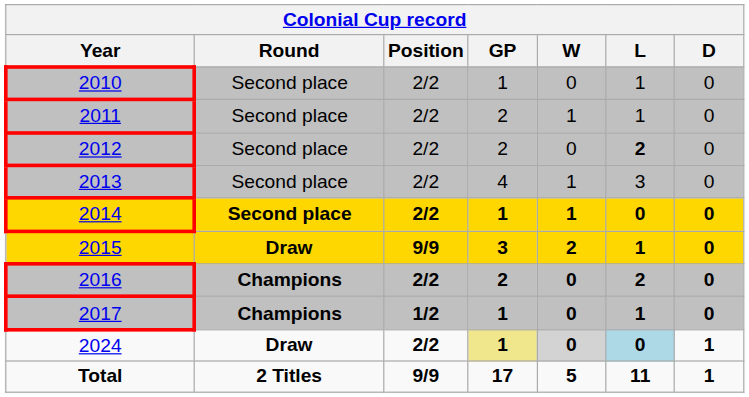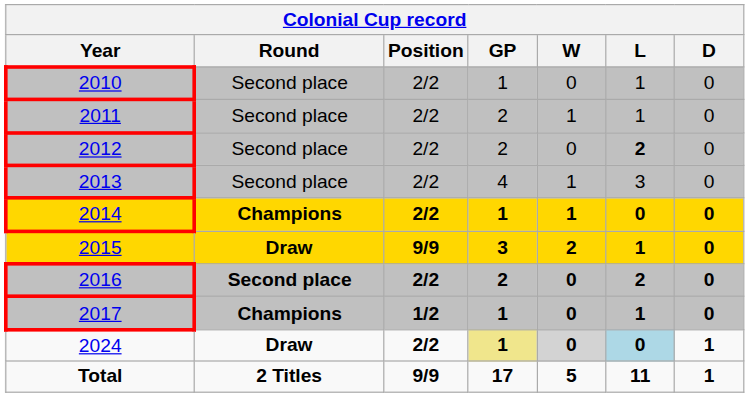(290, 214) Second place -> (290, 214) Champions
(290, 280) Champions -> (290, 280) Second place
